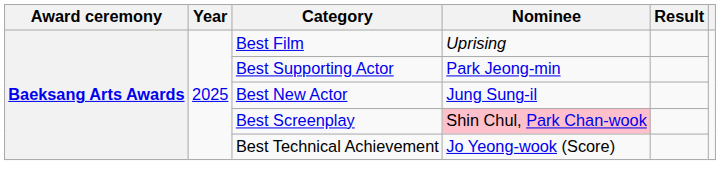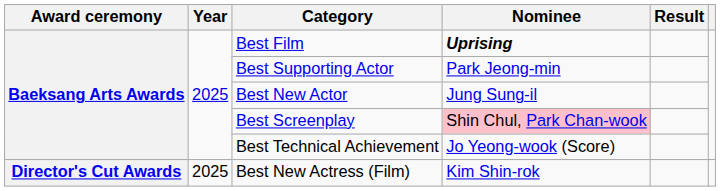(476, 43) normal -> (479, 43) bold
+ row: (323, 172)
